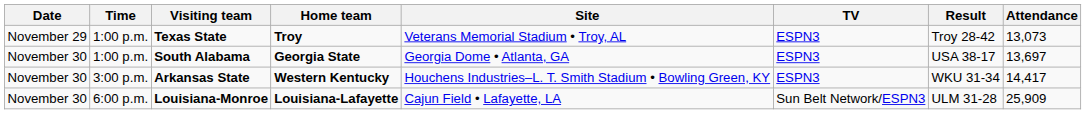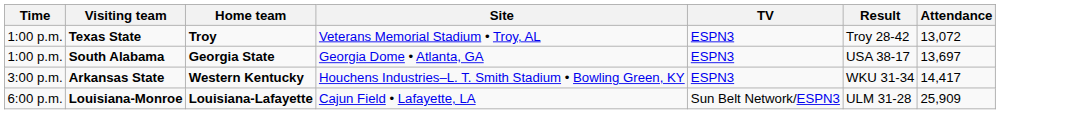- column: (47, 15)
(1026, 36) 13,073 -> (941, 36) 13,072
